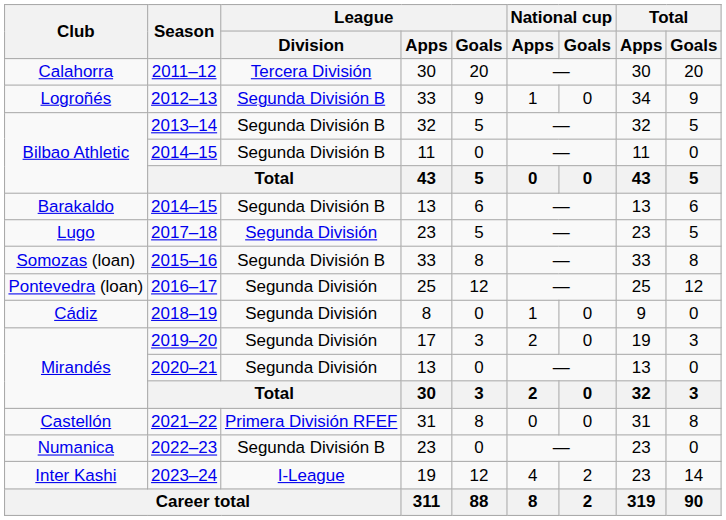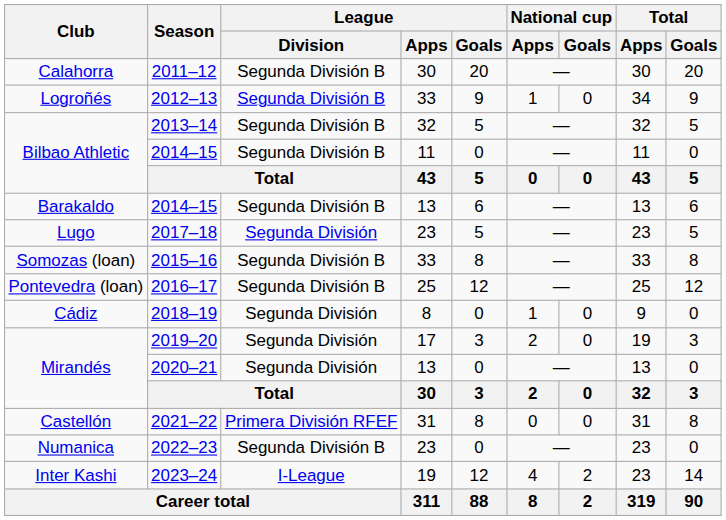(311, 71) Tercera División -> (311, 71) Segunda División B
(311, 286) Segunda División -> (311, 286) Segunda División B
